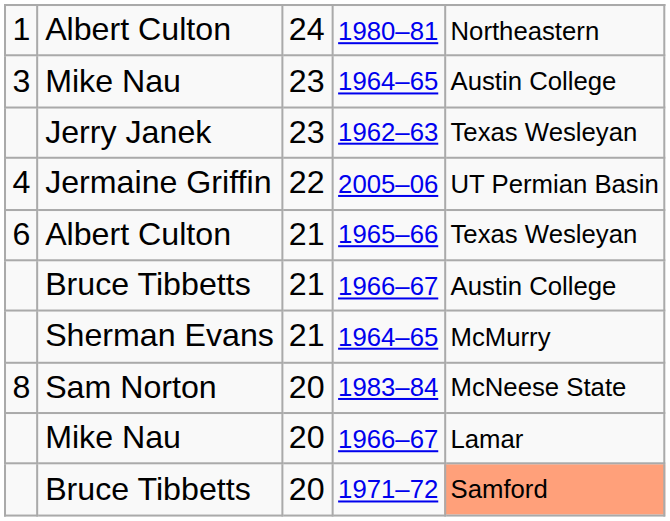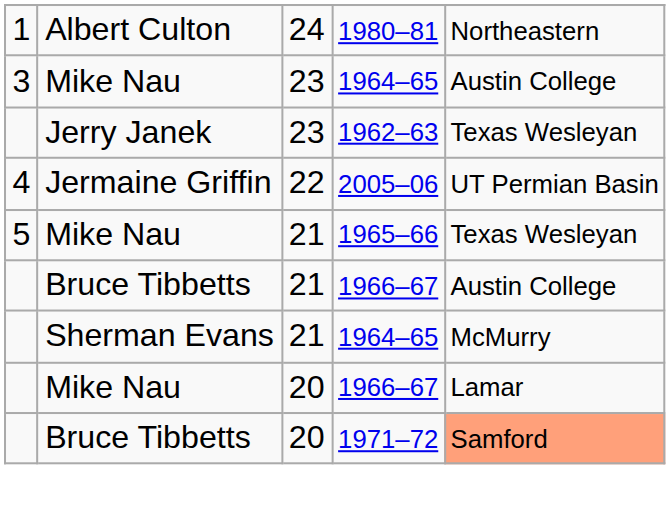(21, 234) 6 -> (21, 234) 5
(138, 234) Albert Culton -> (113, 234) Mike Nau
- row: (307, 387)
